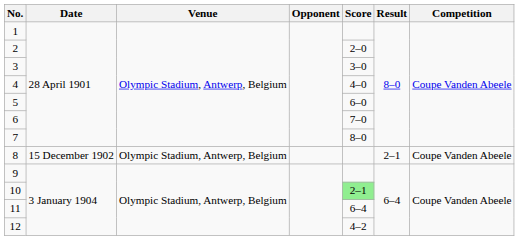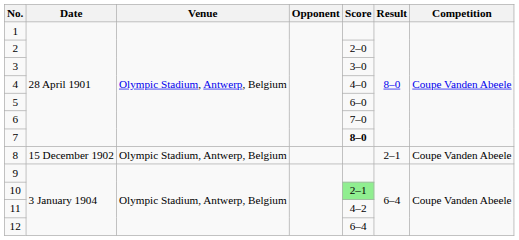(358, 137) normal -> (358, 137) bold
(358, 208) 6–4 -> (358, 208) 4–2
(358, 226) 4–2 -> (358, 226) 6–4
